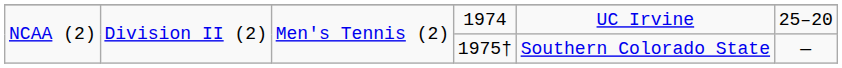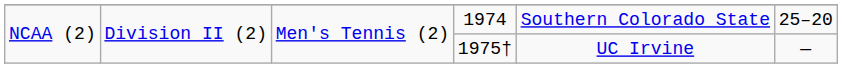(645, 19) UC Irvine -> (645, 19) Southern Colorado State
(645, 49) Southern Colorado State -> (645, 49) UC Irvine
